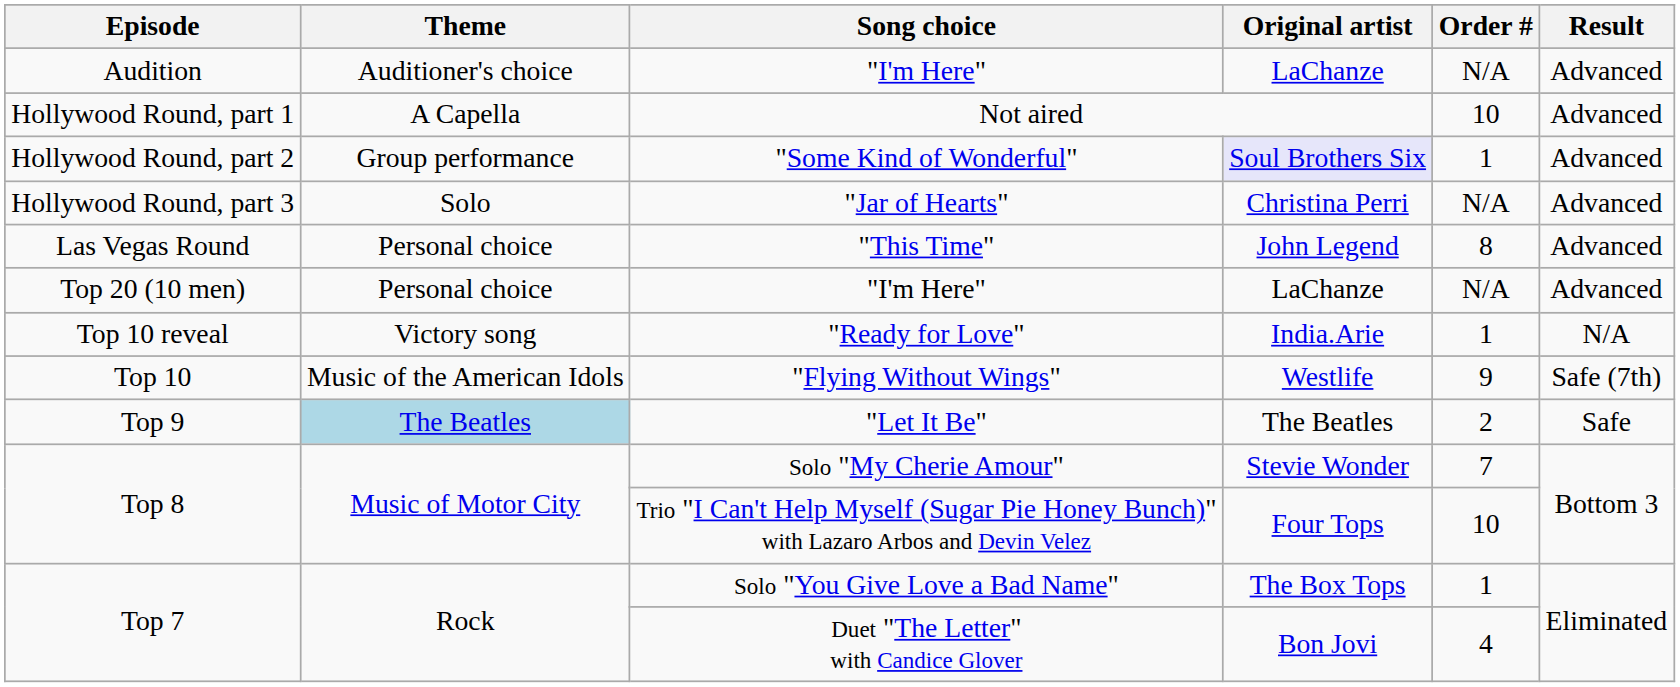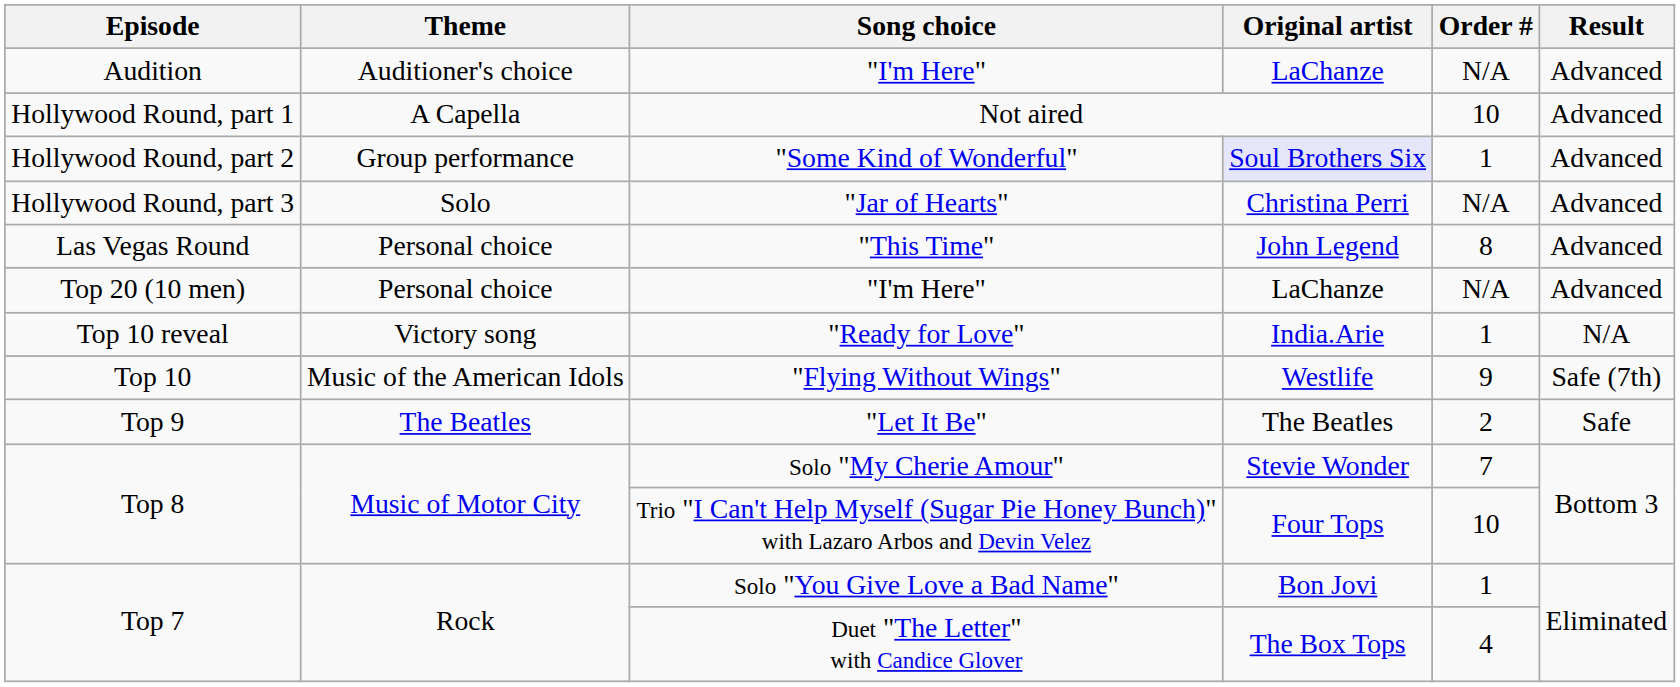(465, 421) lightblue background -> (465, 421) no background
(1328, 584) The Box Tops -> (1328, 584) Bon Jovi
(1328, 643) Bon Jovi -> (1328, 643) The Box Tops
